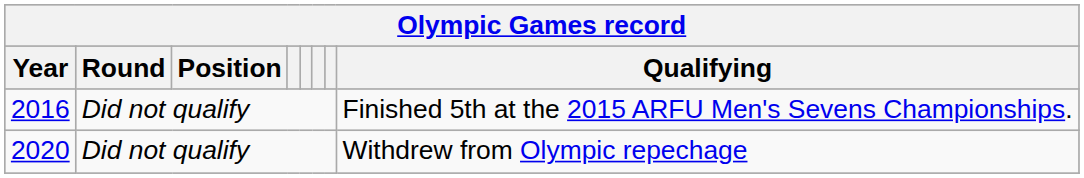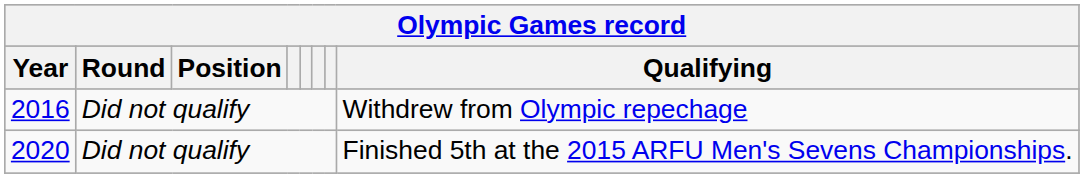(708, 109) Finished 5th at the 2015 ARFU Men's Sevens Championships. -> (545, 109) Withdrew from Olympic repechage
(545, 151) Withdrew from Olympic repechage -> (708, 151) Finished 5th at the 2015 ARFU Men's Sevens Championships.
